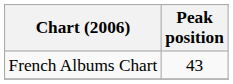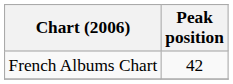(195, 65) 43 -> (195, 65) 42
